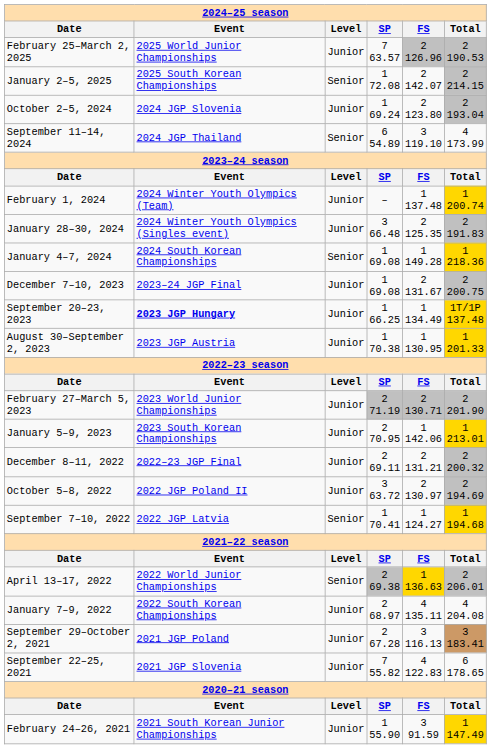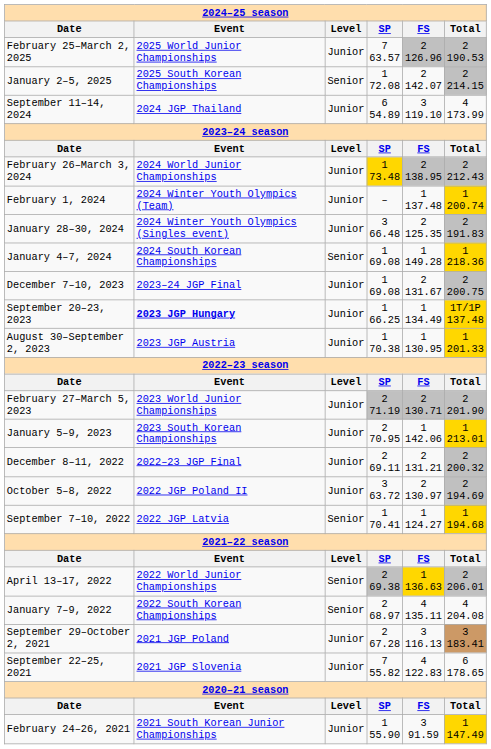- row: (59, 109)
(346, 138) Senior -> (346, 109) Junior
+ row: (68, 171)
(346, 610) Junior -> (346, 610) Senior
